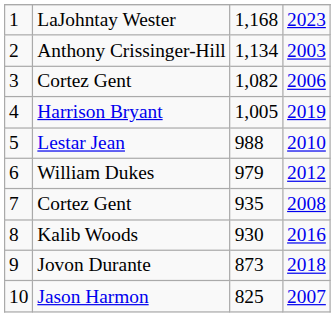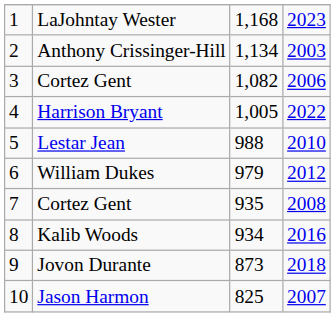(306, 111) 2019 -> (306, 111) 2022
(249, 234) 930 -> (249, 234) 934
